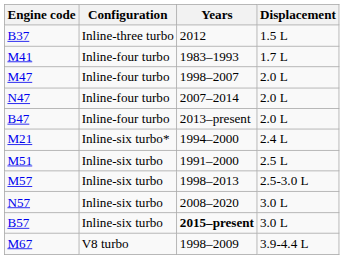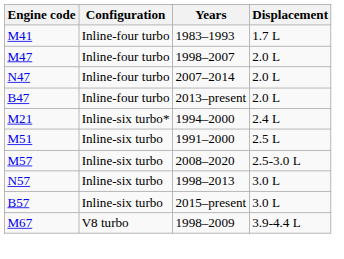- row: (18, 35)
(209, 181) 1998–2013 -> (205, 160) 2008–2020
(209, 202) 2008–2020 -> (205, 181) 1998–2013
(217, 222) bold -> (211, 202) normal
